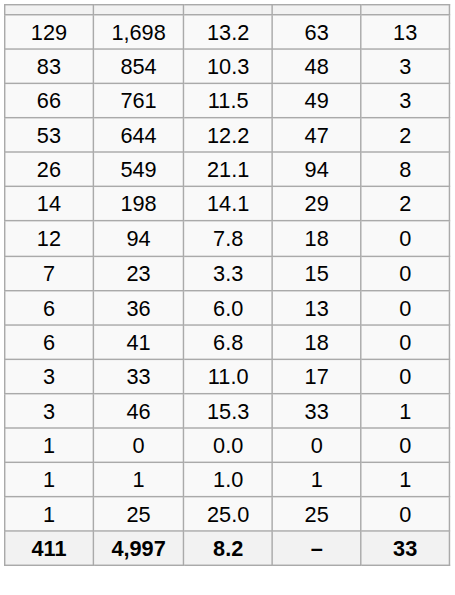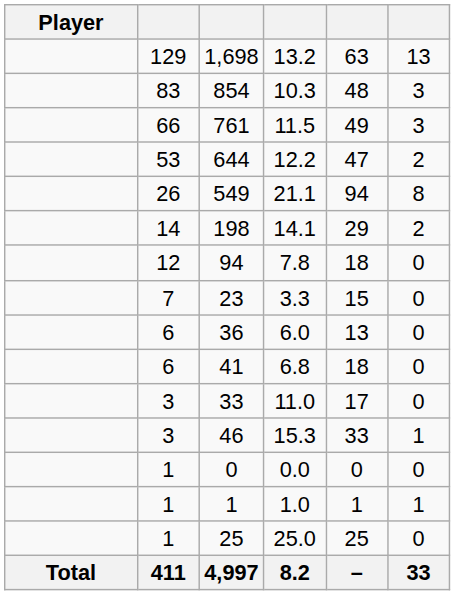+ column: (71, 22)
